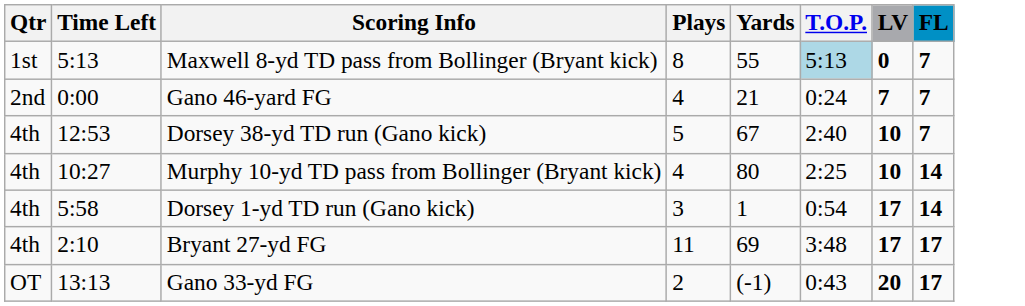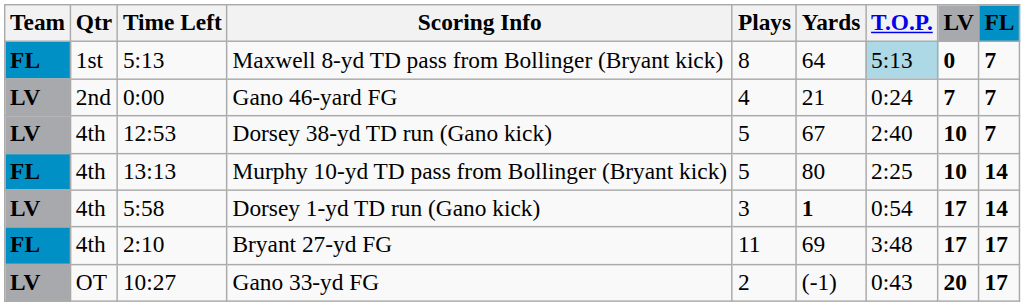+ column: (38, 23)
(765, 60) 55 -> (831, 60) 64
(107, 171) 10:27 -> (172, 171) 13:13
(699, 171) 4 -> (764, 171) 5
(765, 208) normal -> (831, 208) bold
(107, 283) 13:13 -> (172, 283) 10:27
